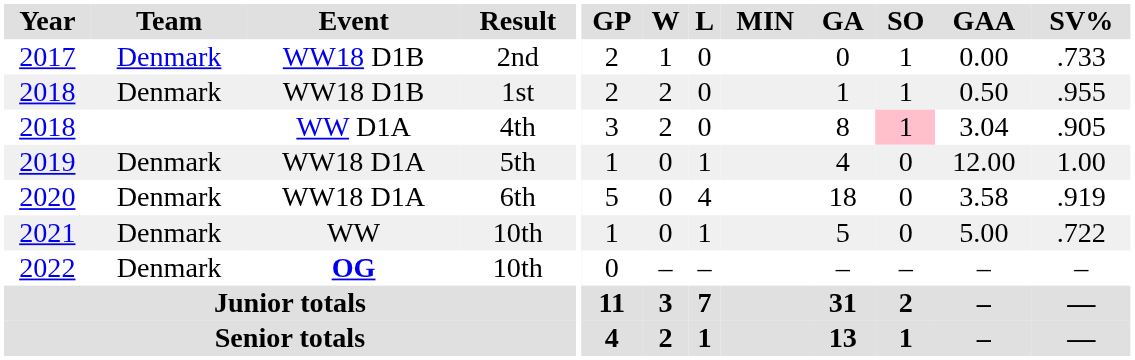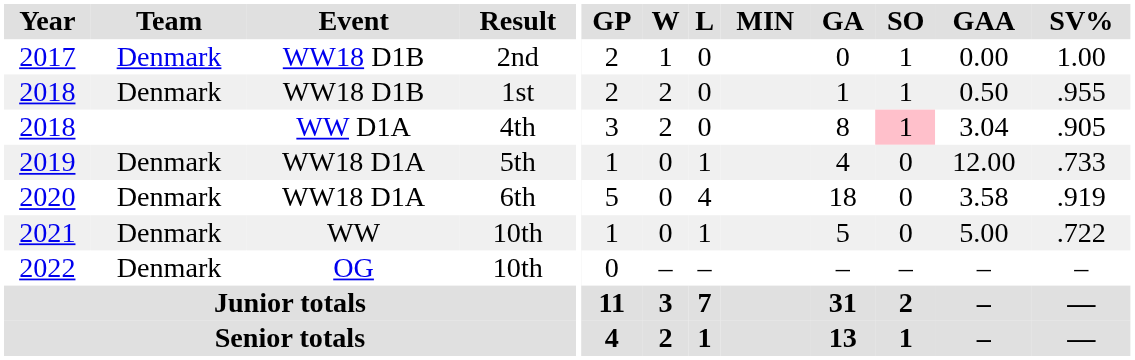(1081, 56) .733 -> (1081, 56) 1.00
(1081, 162) 1.00 -> (1081, 162) .733
(354, 267) bold -> (354, 267) normal
